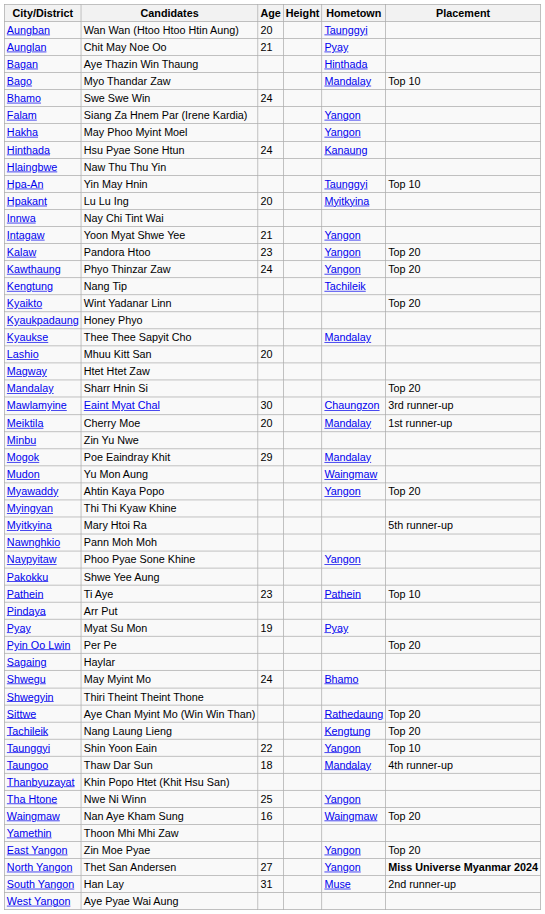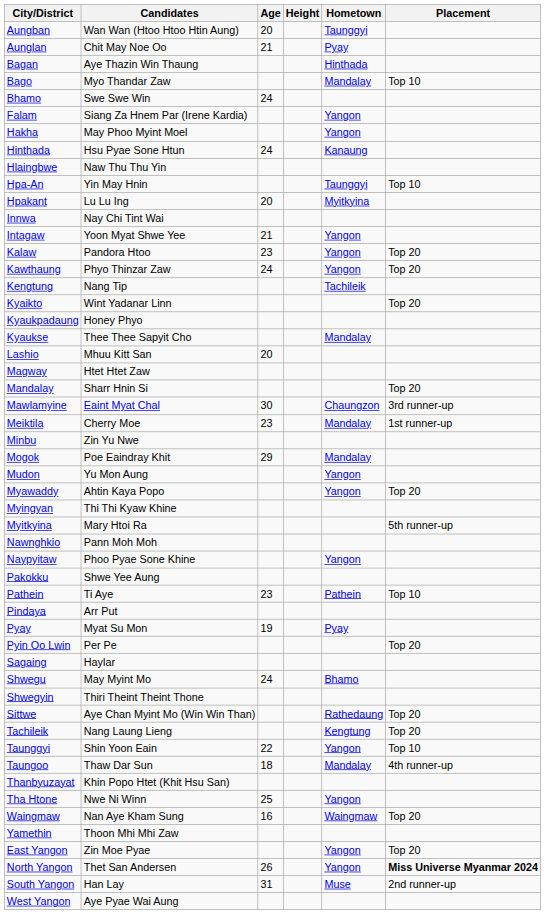(266, 423) 20 -> (266, 423) 23
(351, 474) Waingmaw -> (343, 474) Yangon
(266, 867) 27 -> (266, 867) 26
